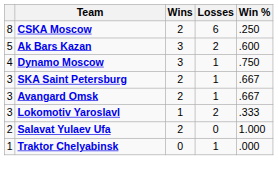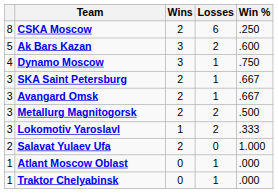+ row: (77, 113)
+ row: (73, 163)
